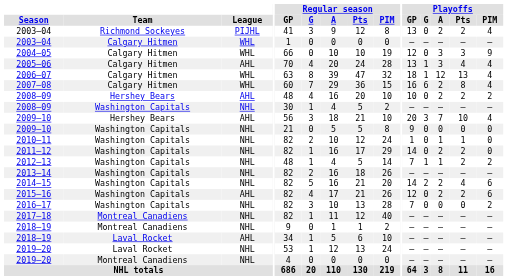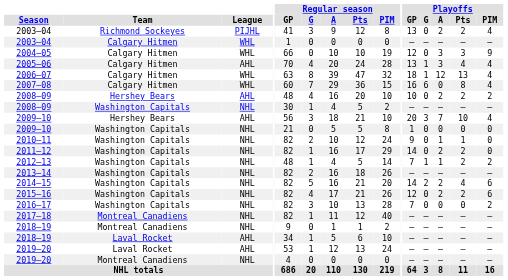(440, 86) 2 -> (440, 86) 0
(412, 129) 9 -> (412, 129) 1
(412, 140) 1 -> (412, 140) 9
(247, 194) AHL -> (247, 194) NHL
(247, 249) NHL -> (247, 249) AHL
